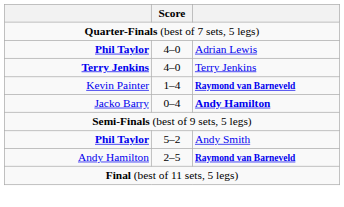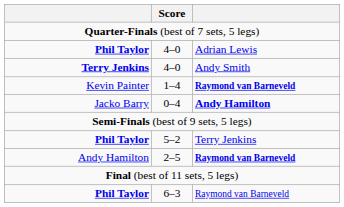(226, 67) Terry Jenkins -> (223, 67) Andy Smith
(223, 139) Andy Smith -> (226, 139) Terry Jenkins
+ row: (122, 193)
